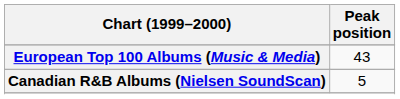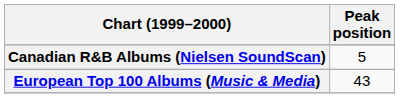rows swapped: (167, 81) <-> (167, 57)
